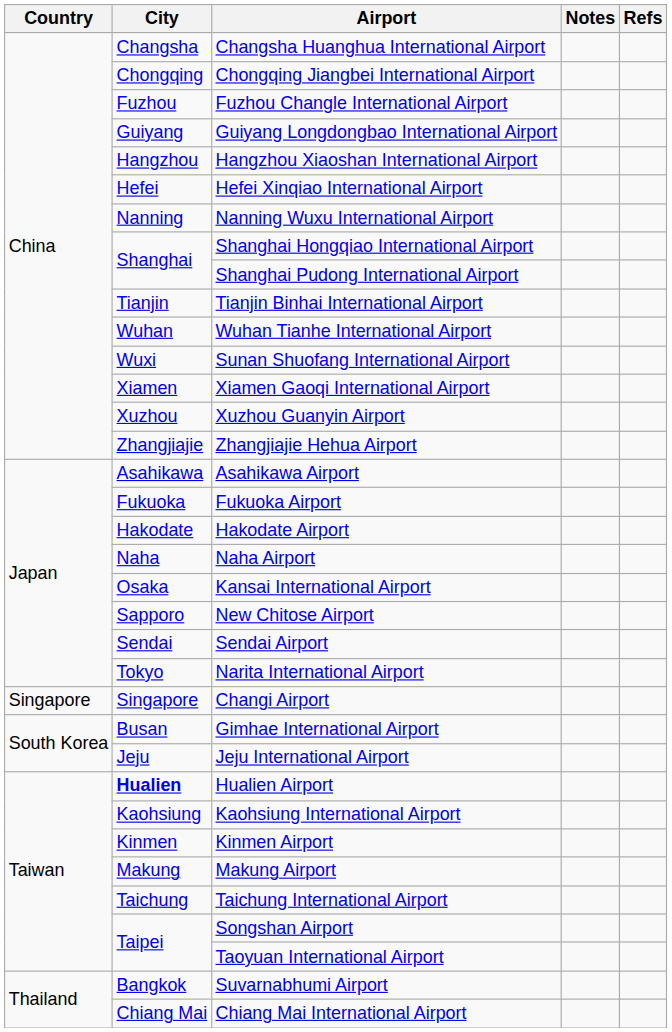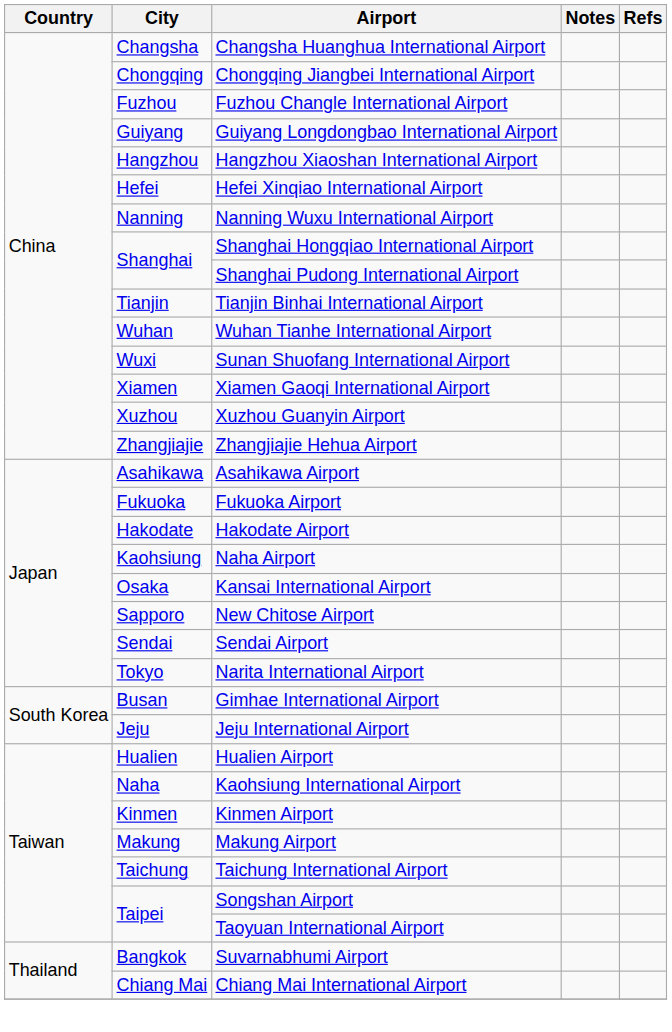(138, 558) Naha -> (159, 558) Kaohsiung
- row: (272, 700)
(149, 786) bold -> (147, 757) normal
(159, 814) Kaohsiung -> (138, 786) Naha
